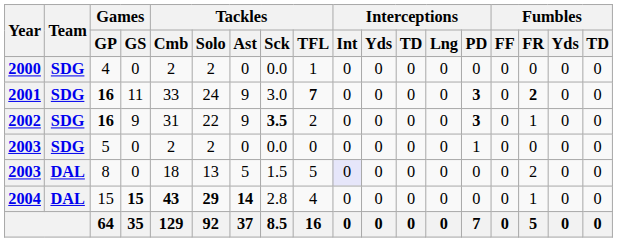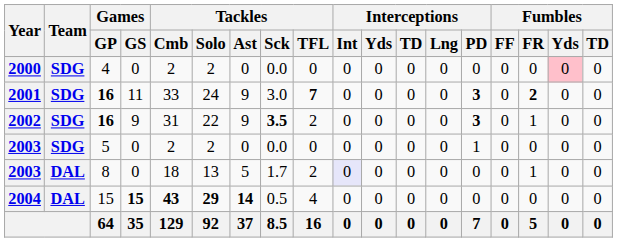(313, 69) 1 -> (313, 69) 0
(565, 69) no background -> (565, 69) pink background
(277, 172) 1.5 -> (277, 172) 1.7
(313, 172) 5 -> (313, 172) 2
(533, 172) 2 -> (533, 172) 1
(277, 198) 2.8 -> (277, 198) 0.5
(533, 198) 1 -> (533, 198) 0
